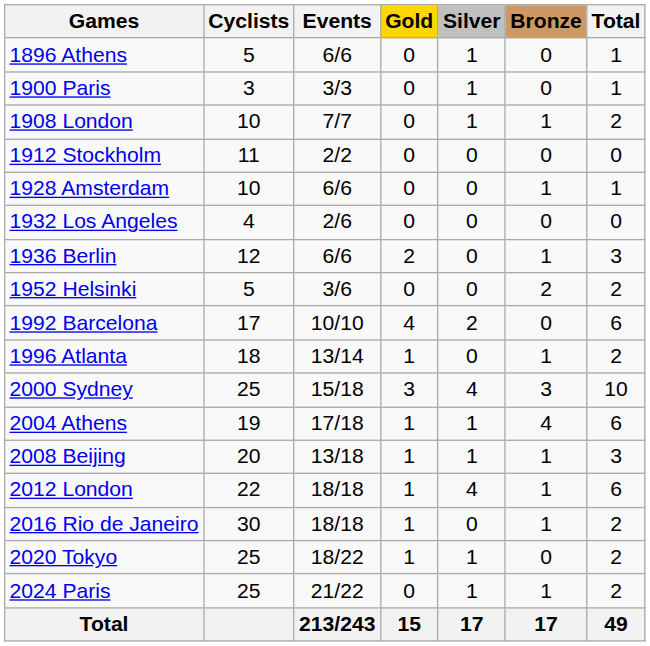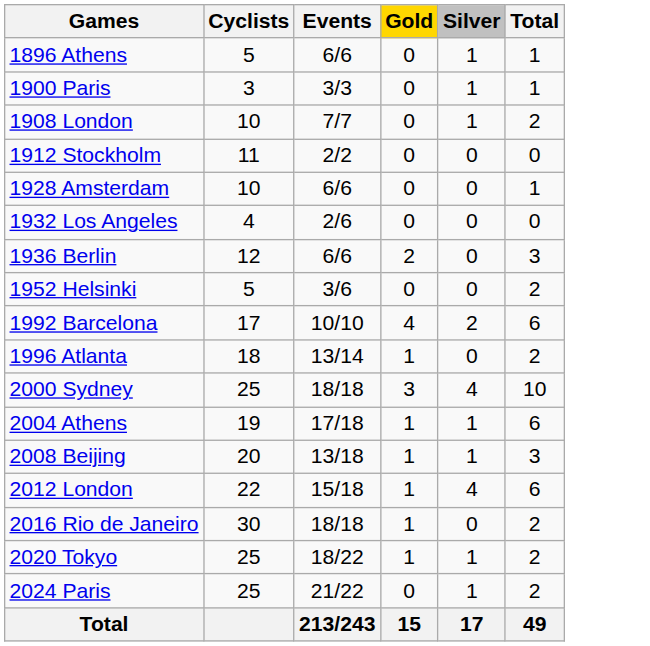- column: (546, 21)
(337, 389) 15/18 -> (337, 389) 18/18
(337, 490) 18/18 -> (337, 490) 15/18
